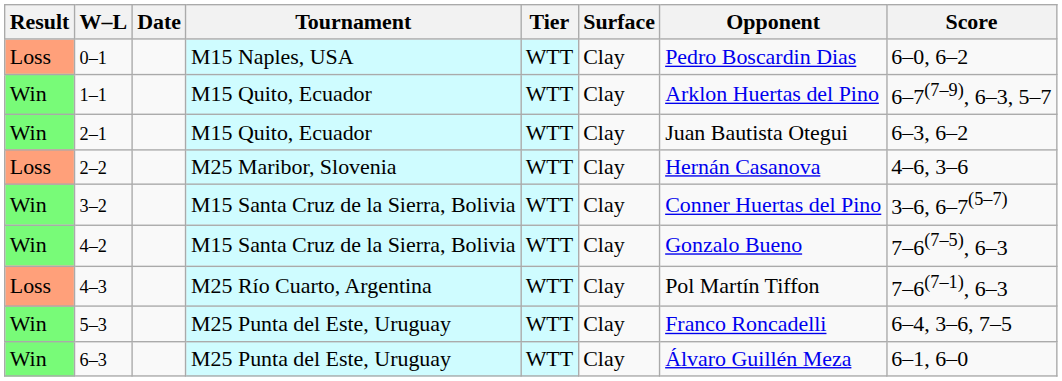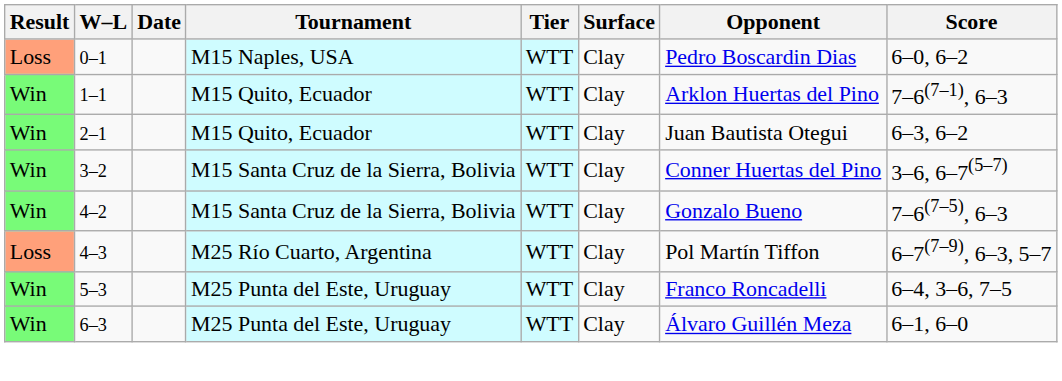(971, 94) 6–7(7–9), 6–3, 5–7 -> (950, 94) 7–6(7–1), 6–3
- row: (93, 168)
(950, 285) 7–6(7–1), 6–3 -> (971, 251) 6–7(7–9), 6–3, 5–7
